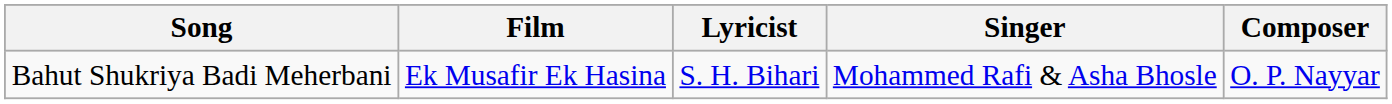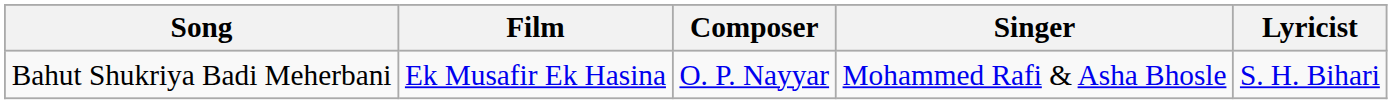columns swapped: (1305, 27) <-> (749, 27)
